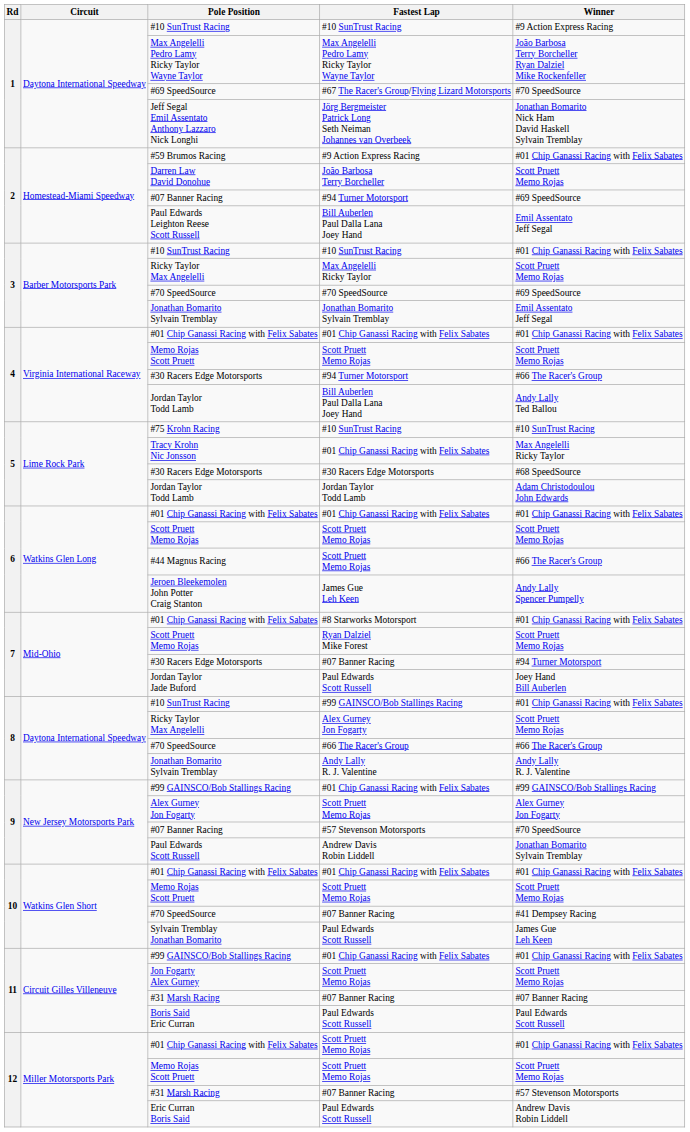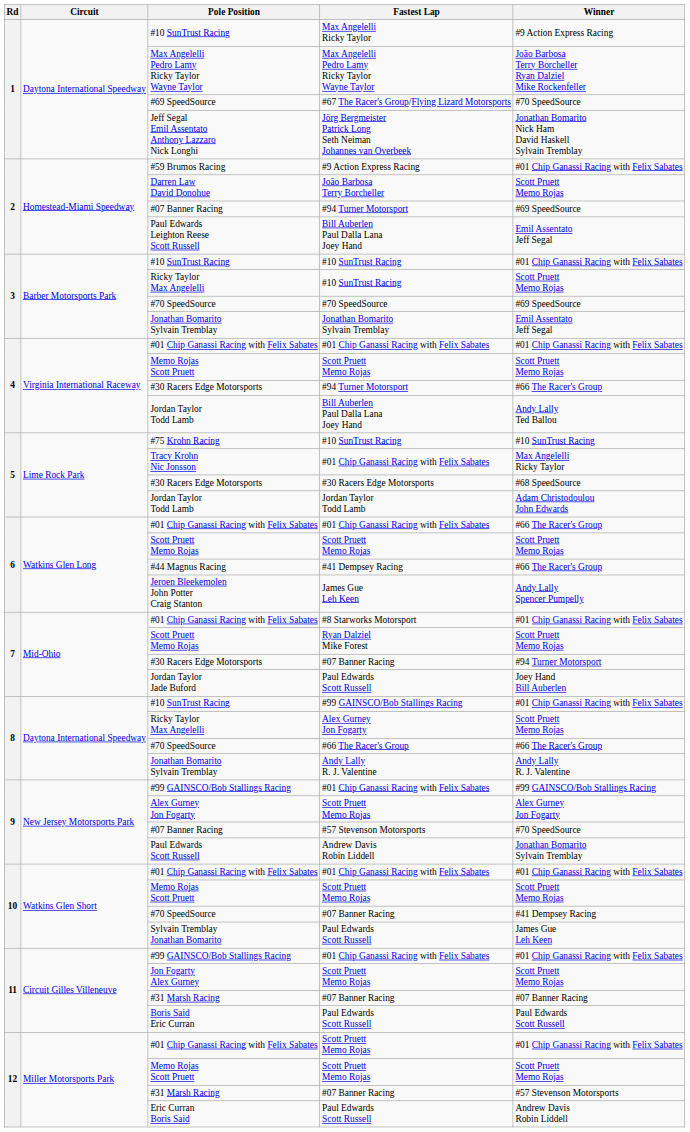(362, 27) #10 SunTrust Racing -> (349, 32) Max Angelelli Ricky Taylor
(349, 271) Max Angelelli Ricky Taylor -> (362, 282) #10 SunTrust Racing
(599, 513) #01 Chip Ganassi Racing with Felix Sabates -> (559, 524) #66 The Racer's Group
(346, 561) Scott Pruett Memo Rojas -> (362, 566) #41 Dempsey Racing
